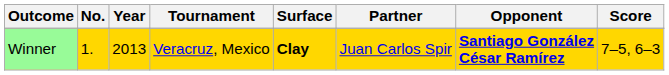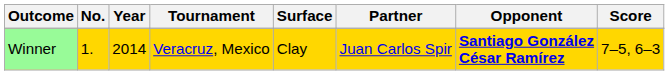(129, 49) 2013 -> (129, 49) 2014
(293, 49) bold -> (292, 49) normal
